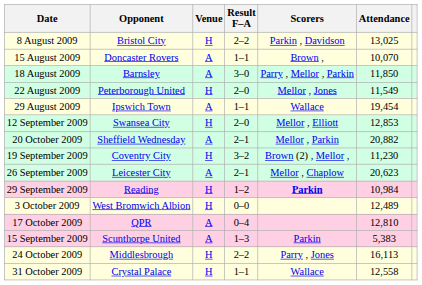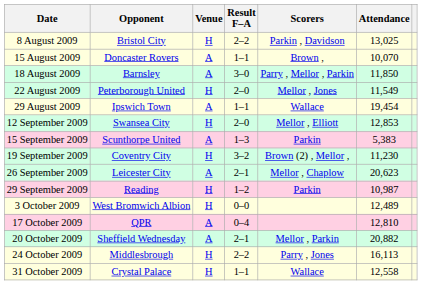rows swapped: (47, 238) <-> (47, 139)
(307, 189) bold -> (307, 189) normal
(384, 189) 10,984 -> (384, 189) 10,987
